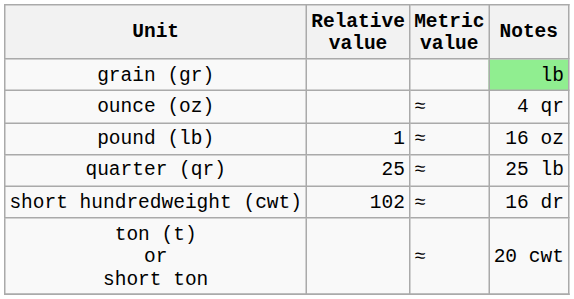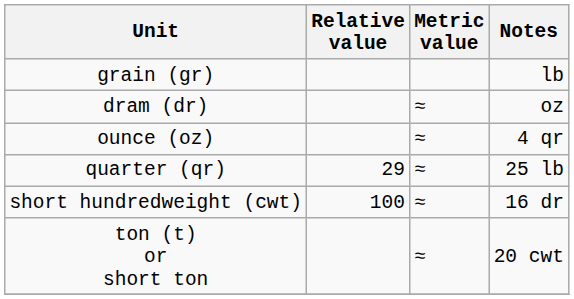(546, 75) lightgreen background -> (546, 75) no background
+ row: (156, 107)
- row: (156, 138)
(393, 170) 25 -> (393, 170) 29
(387, 202) 102 -> (387, 202) 100
